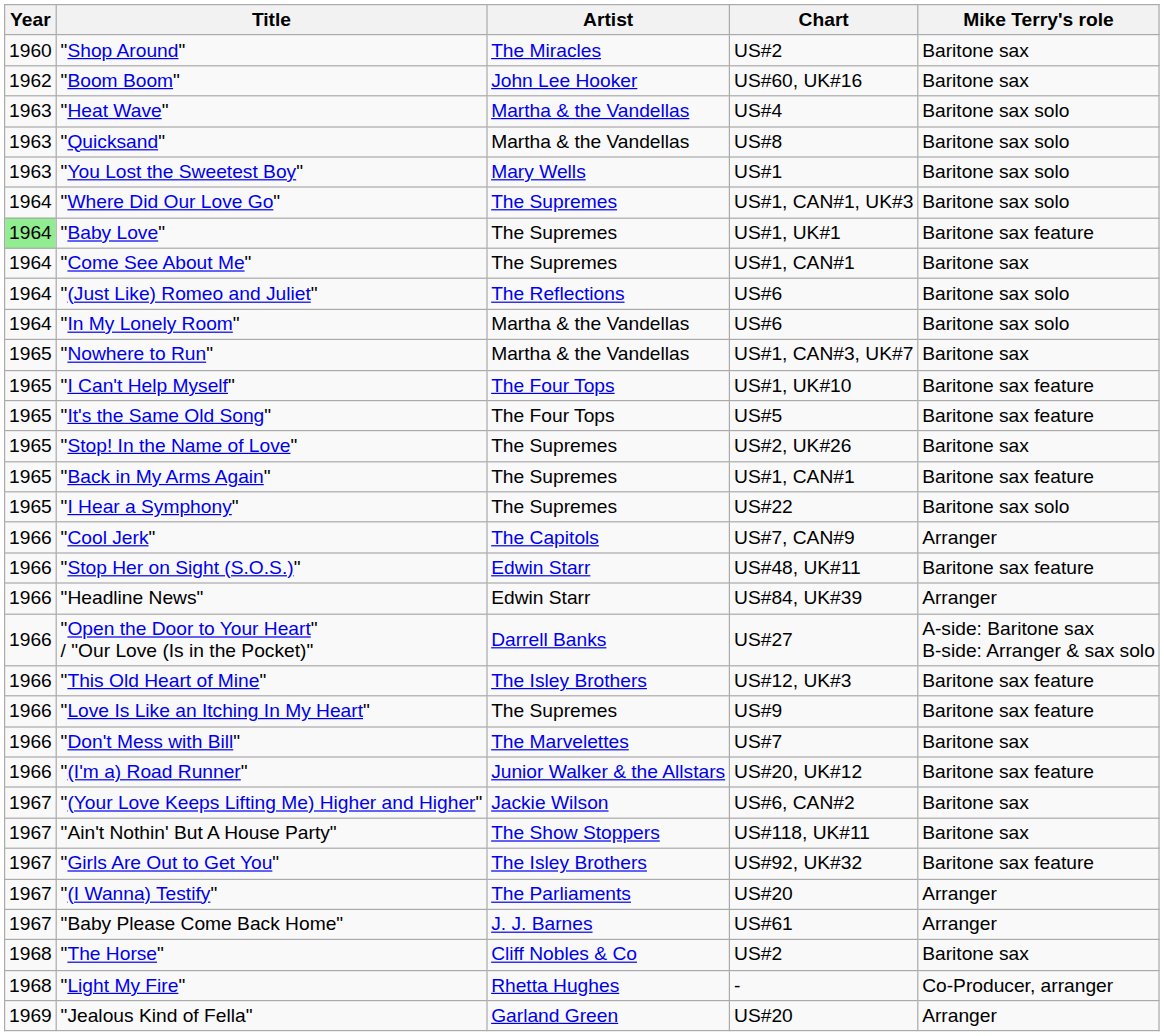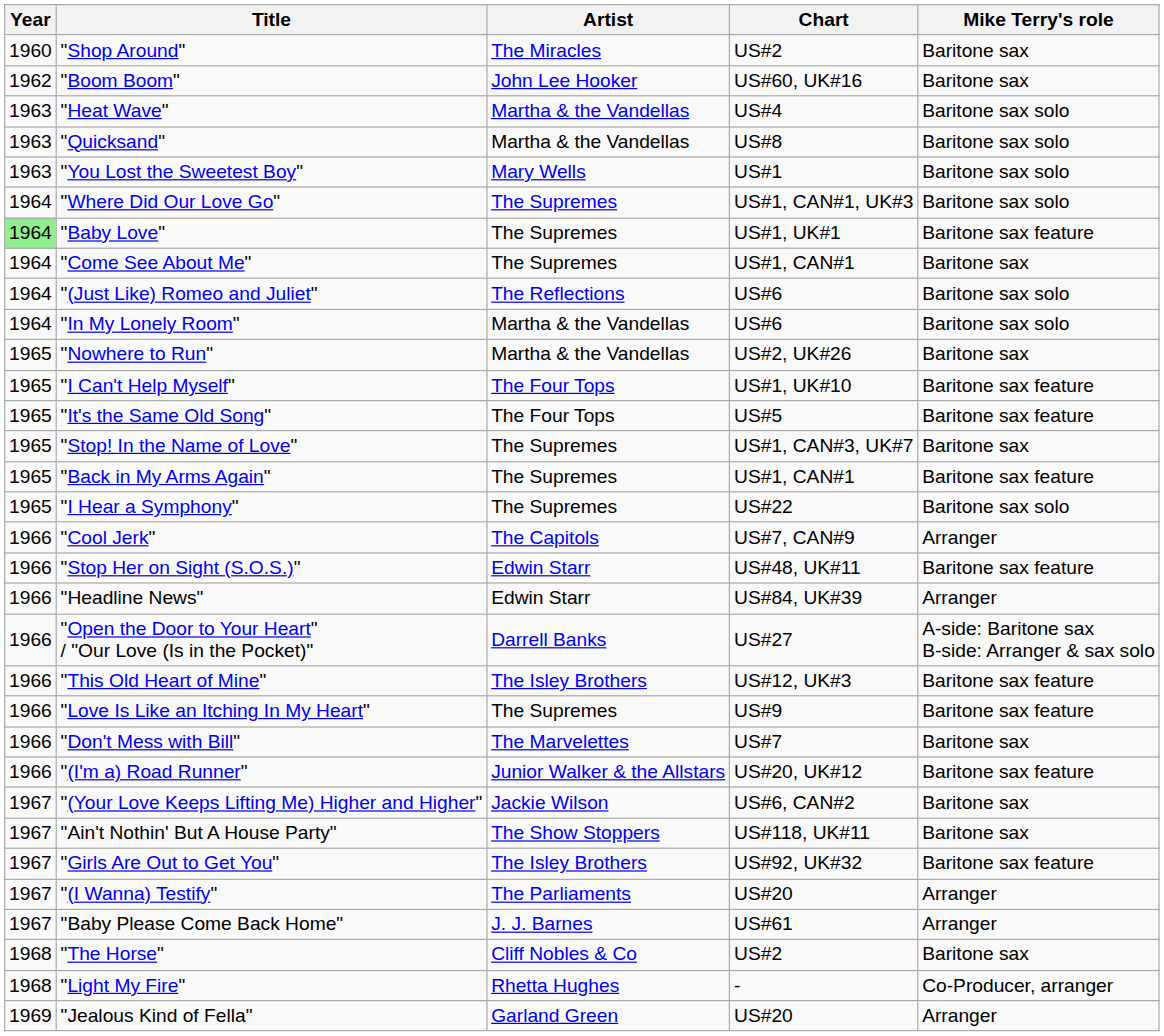(824, 354) US#1, CAN#3, UK#7 -> (793, 354) US#2, UK#26
(793, 446) US#2, UK#26 -> (824, 446) US#1, CAN#3, UK#7
